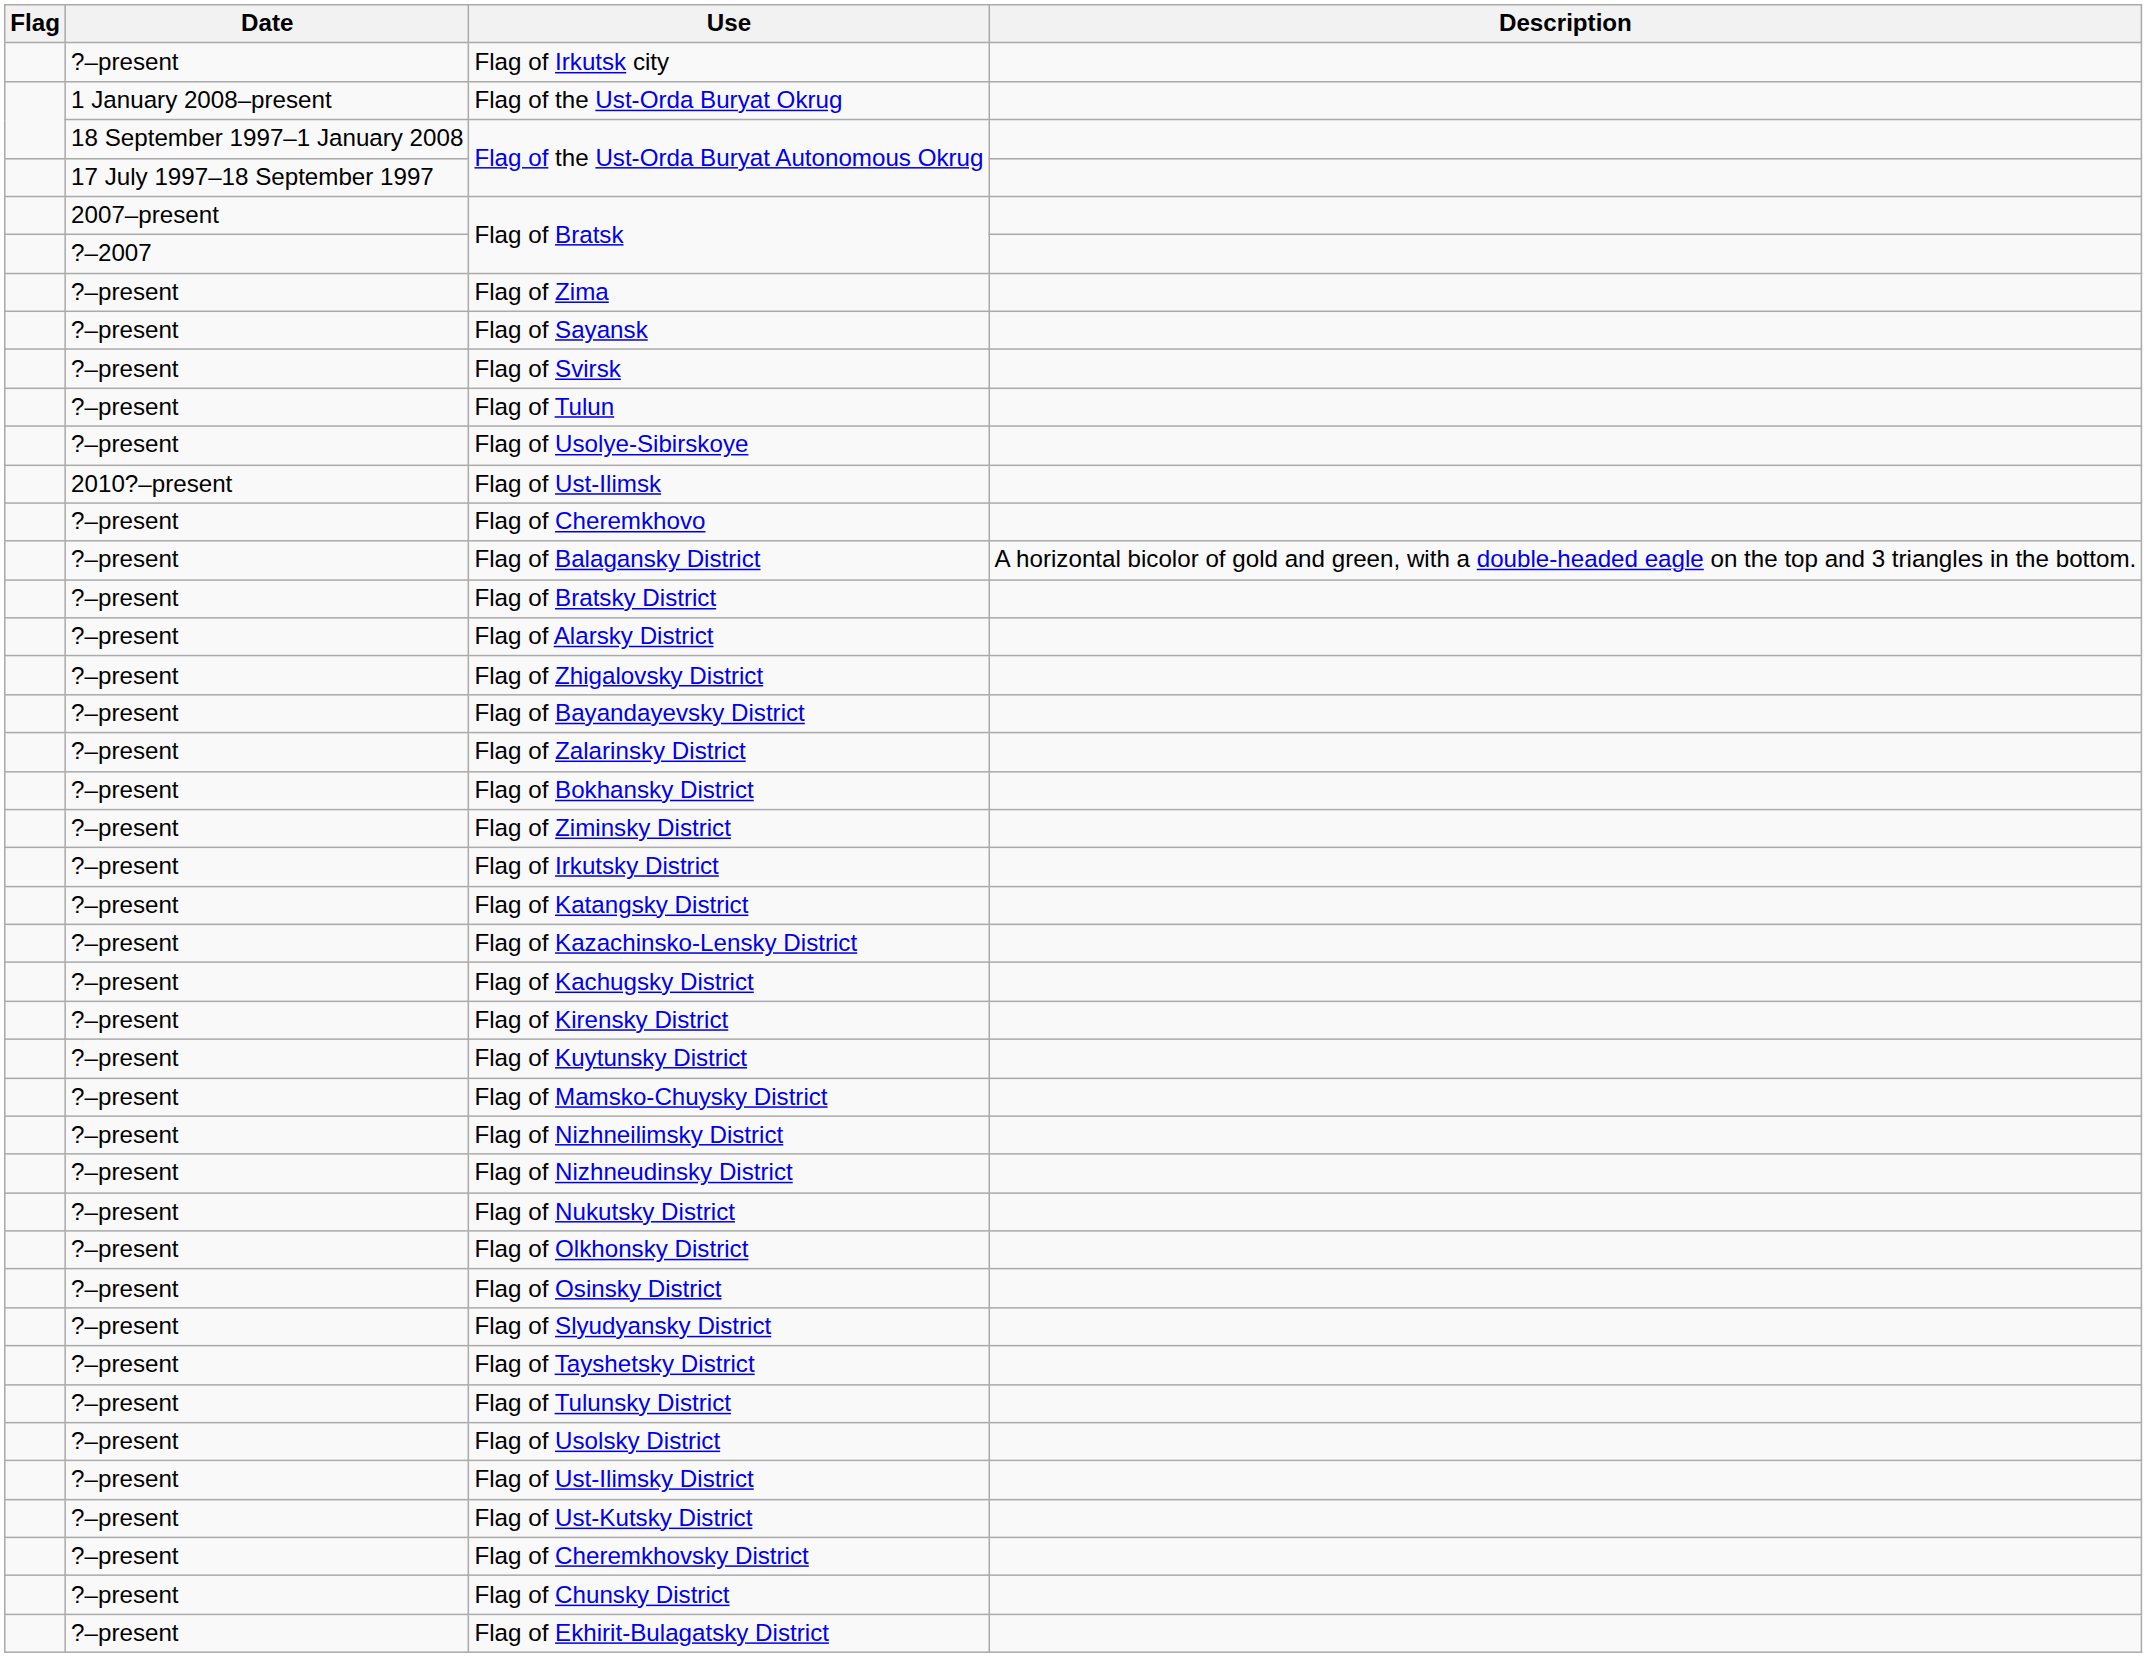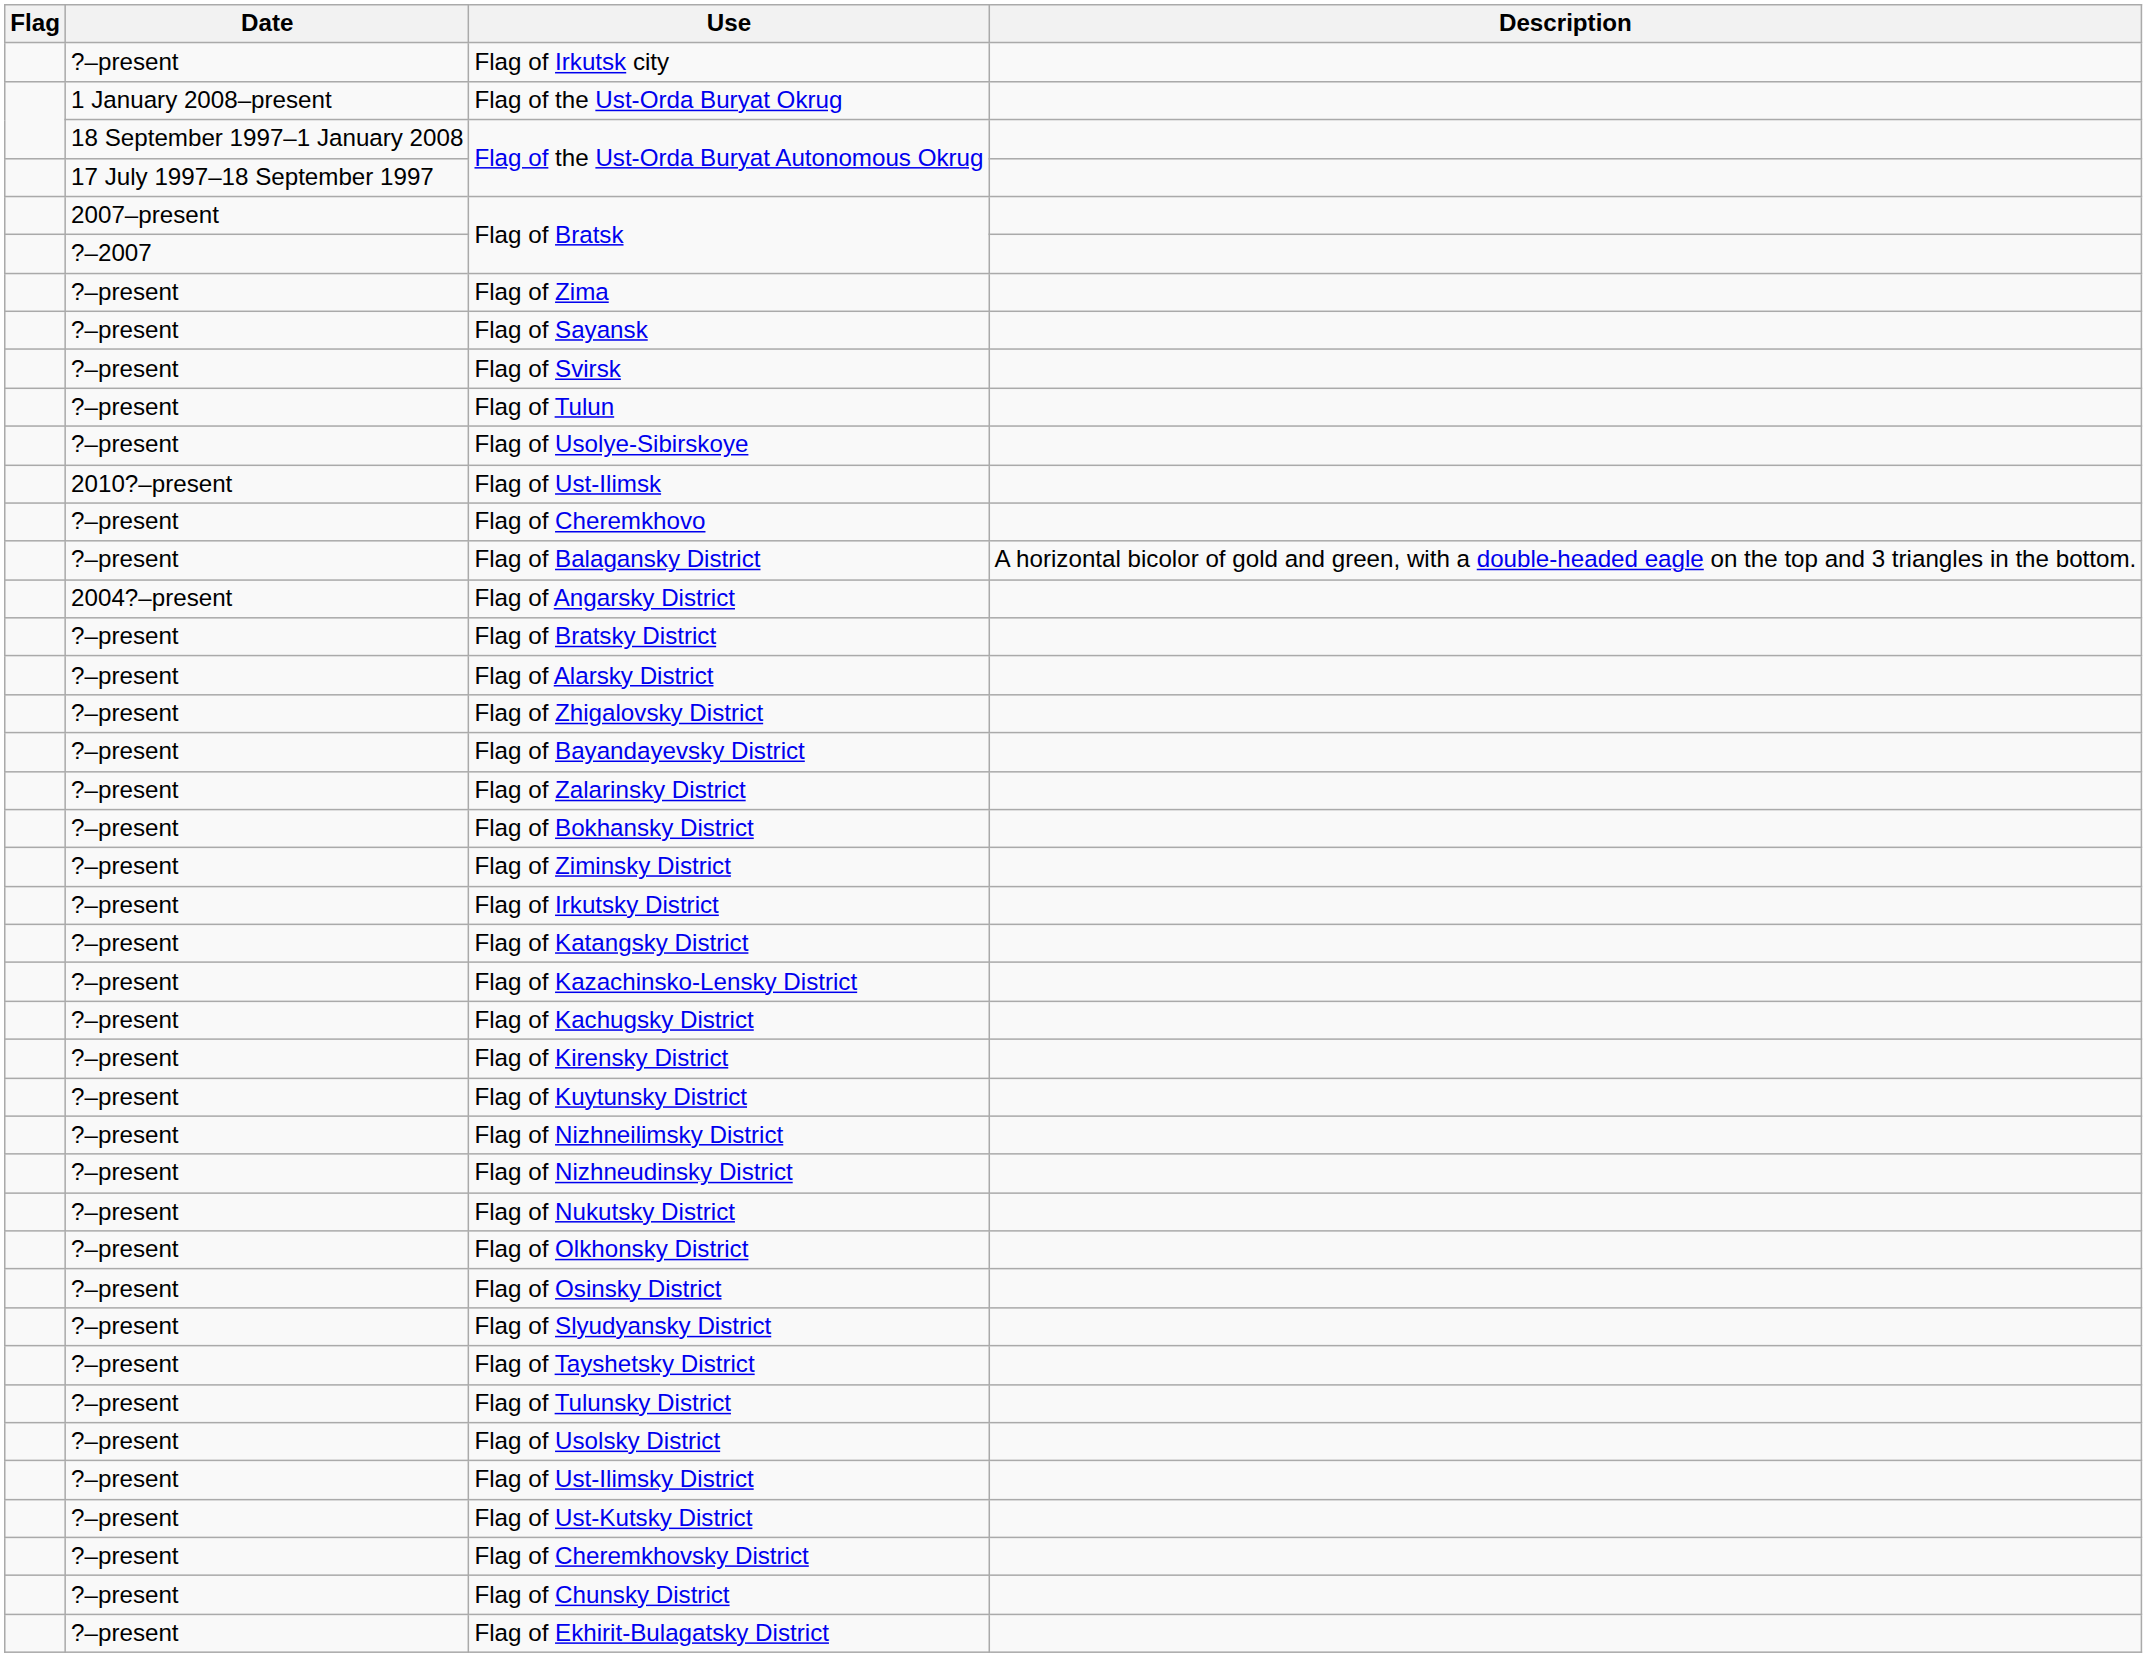+ row: (152, 598)
- row: (125, 1096)
